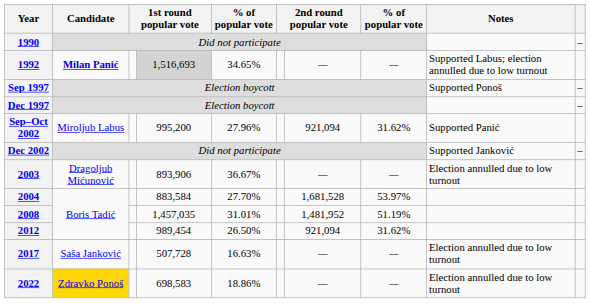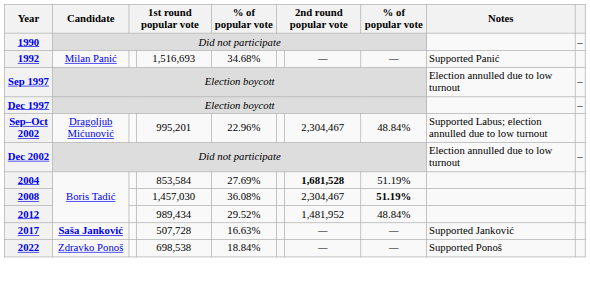(91, 65) bold -> (91, 59) normal
(174, 65) lightgrey background -> (174, 59) no background
(244, 65) 34.65% -> (244, 59) 34.68%
(488, 65) Supported Labus; election annulled due to low turnout -> (464, 59) Supported Panić
(466, 88) Supported Ponoš -> (491, 82) Election annulled due to low turnout
(91, 128) Miroljub Labus -> (91, 128) Dragoljub Mićunović
(174, 128) 995,200 -> (174, 128) 995,201
(244, 128) 27.96% -> (244, 128) 22.96%
(323, 128) 921,094 -> (323, 128) 2,304,467
(394, 128) 31.62% -> (394, 128) 48.84%
(464, 128) Supported Panić -> (488, 128) Supported Labus; election annulled due to low turnout
(471, 151) Supported Janković -> (491, 157) Election annulled due to low turnout
- row: (28, 174)
(174, 197) 883,584 -> (174, 180) 853,584
(244, 197) 27.70% -> (244, 180) 27.69%
(323, 197) normal -> (323, 180) bold
(394, 197) 53.97% -> (394, 180) 51.19%
(174, 214) 1,457,035 -> (174, 197) 1,457,030
(244, 214) 31.01% -> (244, 197) 36.08%
(323, 214) 1,481,952 -> (323, 197) 2,304,467
(394, 214) normal -> (394, 197) bold
(174, 231) 989,454 -> (174, 214) 989,434
(244, 231) 26.50% -> (244, 214) 29.52%
(323, 231) 921,094 -> (323, 214) 1,481,952
(394, 231) 31.62% -> (394, 214) 48.84%
(91, 254) normal -> (91, 231) bold
(491, 254) Election annulled due to low turnout -> (471, 231) Supported Janković
(91, 283) gold background -> (91, 248) no background
(174, 283) 698,583 -> (174, 248) 698,538
(244, 283) 18.86% -> (244, 248) 18.84%
(491, 283) Election annulled due to low turnout -> (466, 248) Supported Ponoš
